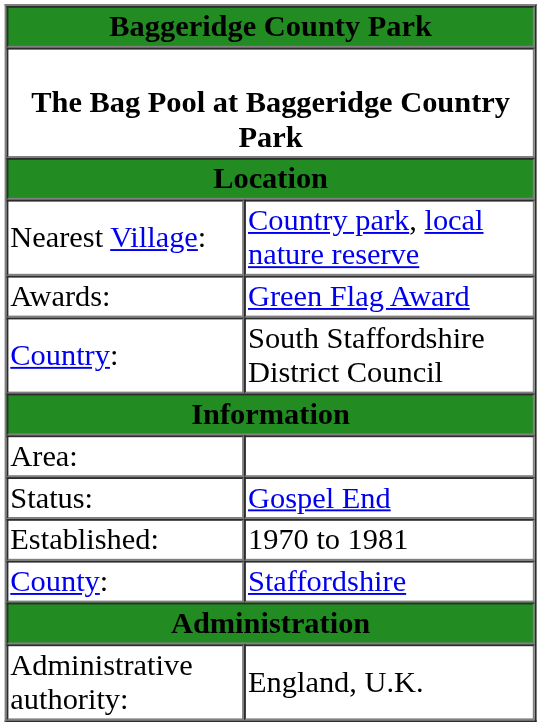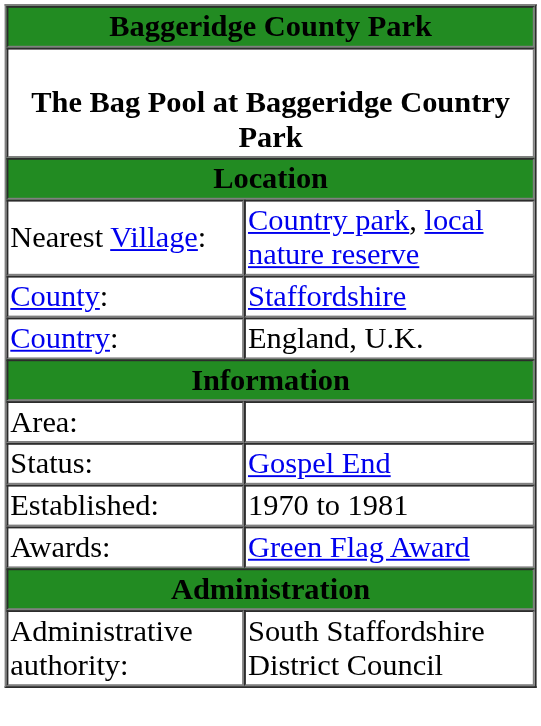rows swapped: (59, 581) <-> (60, 296)
(366, 355) South Staffordshire District Council -> (336, 337) England, U.K.
(336, 681) England, U.K. -> (366, 647) South Staffordshire District Council
